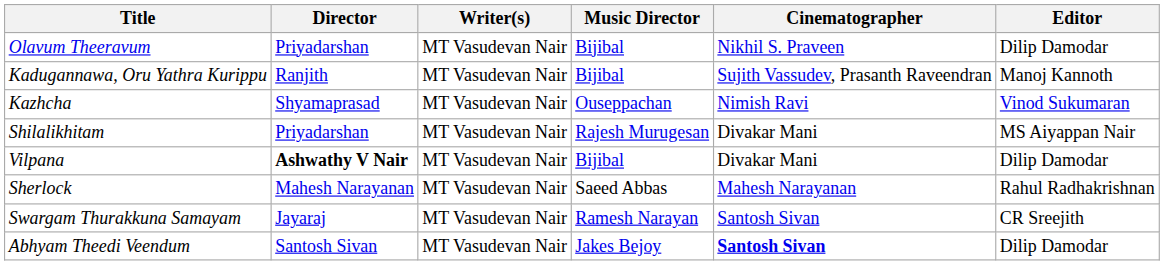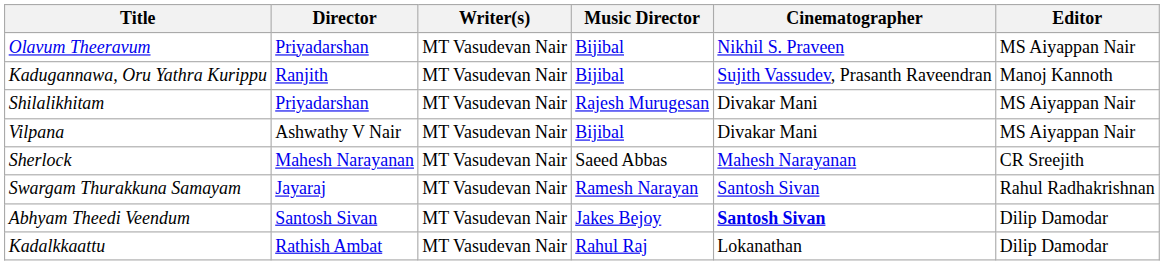(1054, 47) Dilip Damodar -> (1068, 47) MS Aiyappan Nair
- row: (40, 103)
(342, 160) bold -> (338, 132) normal
(1054, 160) Dilip Damodar -> (1068, 132) MS Aiyappan Nair
(1077, 189) Rahul Radhakrishnan -> (1042, 160) CR Sreejith
(1042, 217) CR Sreejith -> (1077, 189) Rahul Radhakrishnan
+ row: (57, 246)
